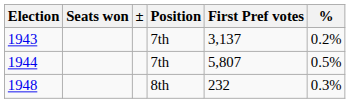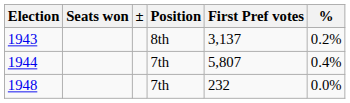(160, 39) 7th -> (160, 39) 8th
(326, 62) 0.5% -> (326, 62) 0.4%
(160, 86) 8th -> (160, 86) 7th
(326, 86) 0.3% -> (326, 86) 0.0%
